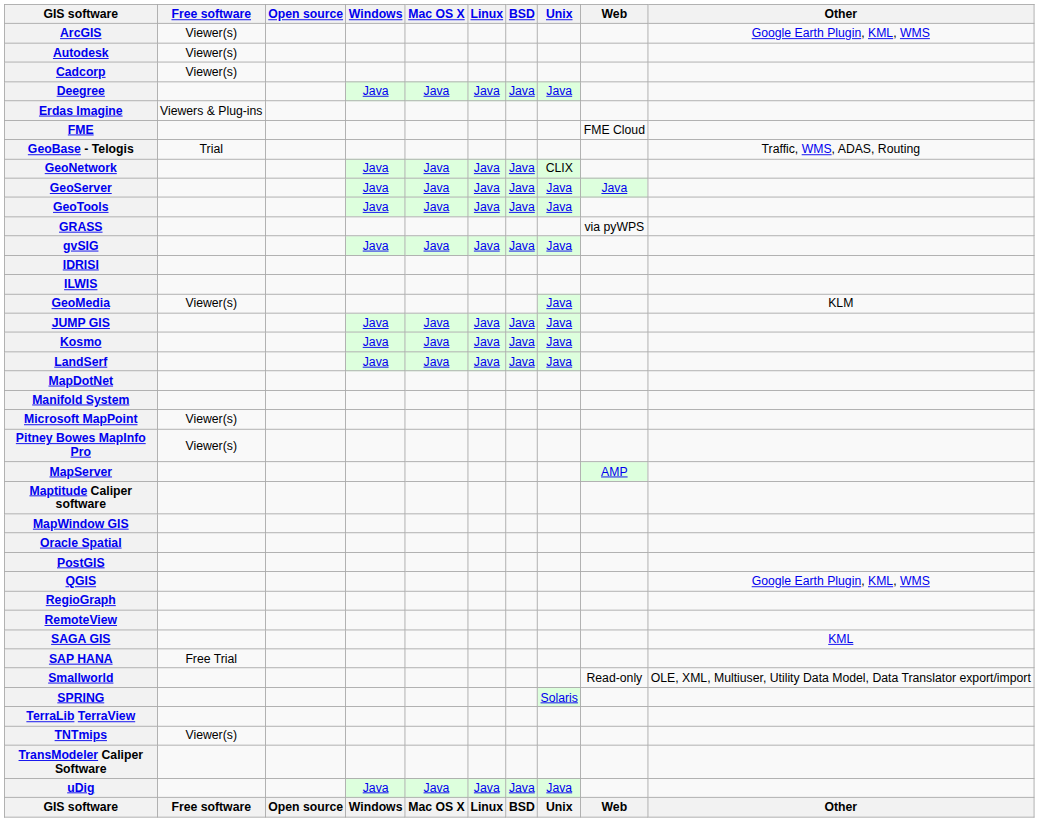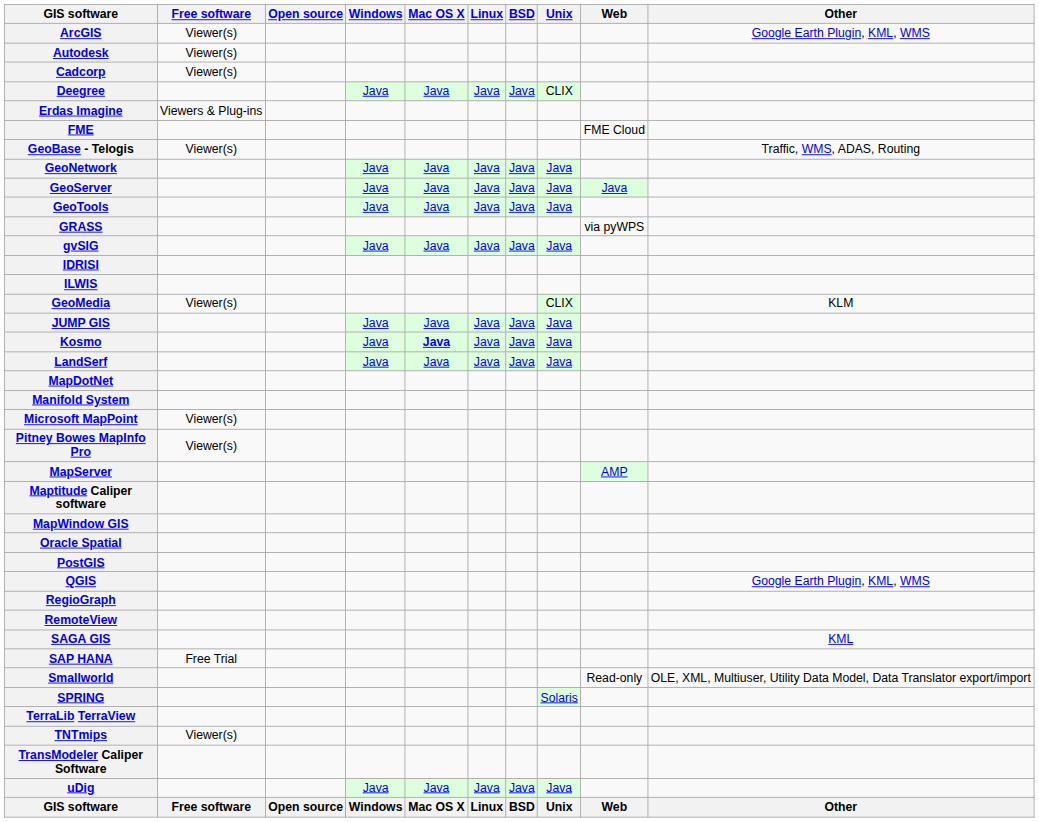(559, 91) Java -> (559, 91) CLIX
(211, 149) Trial -> (211, 149) Viewer(s)
(559, 168) CLIX -> (559, 168) Java
(559, 303) Java -> (559, 303) CLIX
(436, 342) normal -> (436, 342) bold
